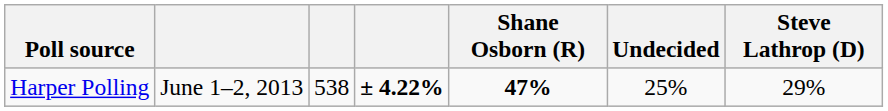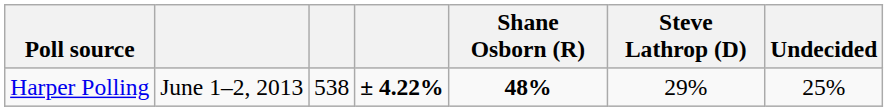columns swapped: (804, 36) <-> (666, 49)
(528, 86) 47% -> (528, 86) 48%
